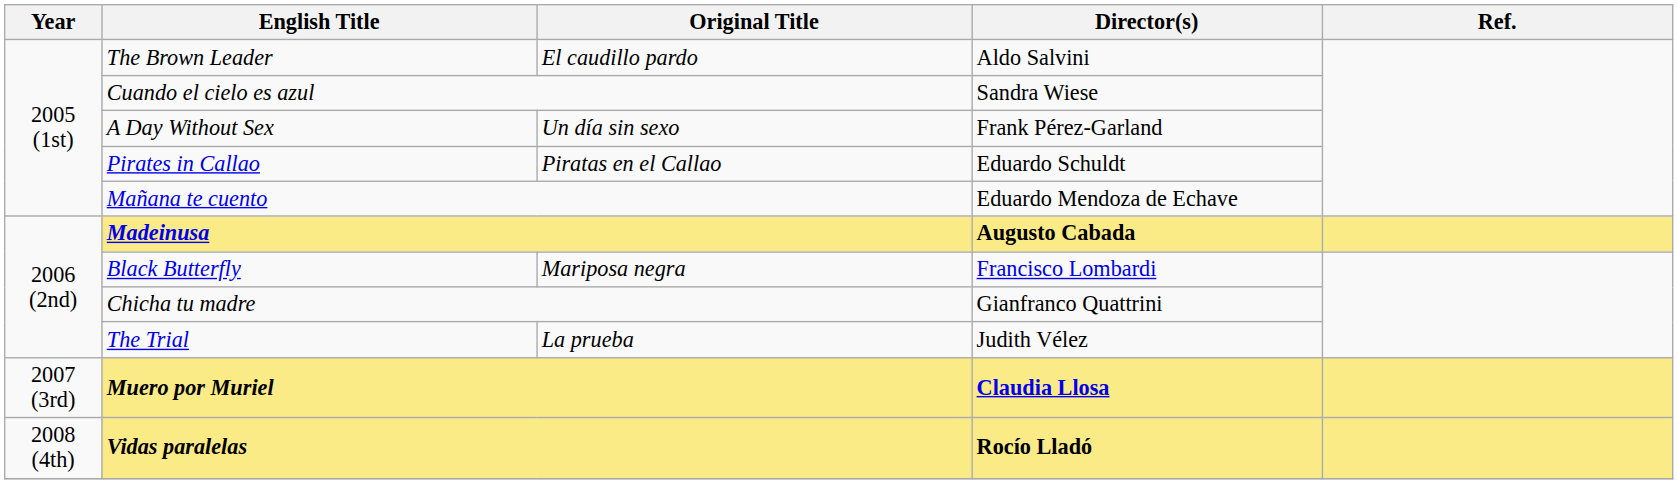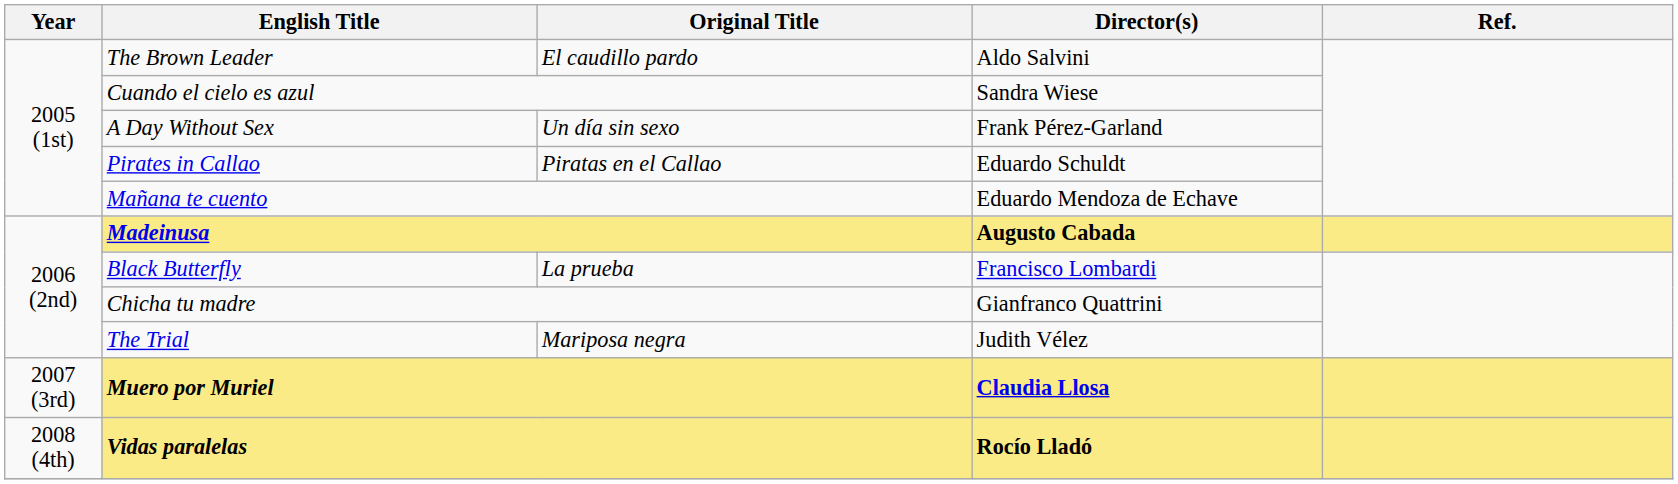(614, 269) Mariposa negra -> (588, 269) La prueba
(588, 339) La prueba -> (614, 339) Mariposa negra
